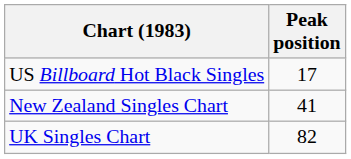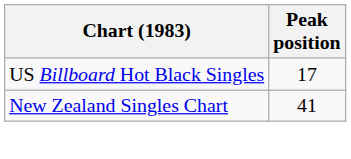- row: (80, 136)
